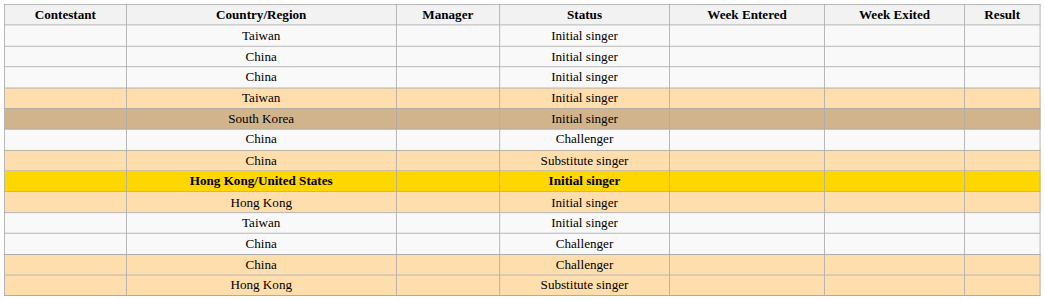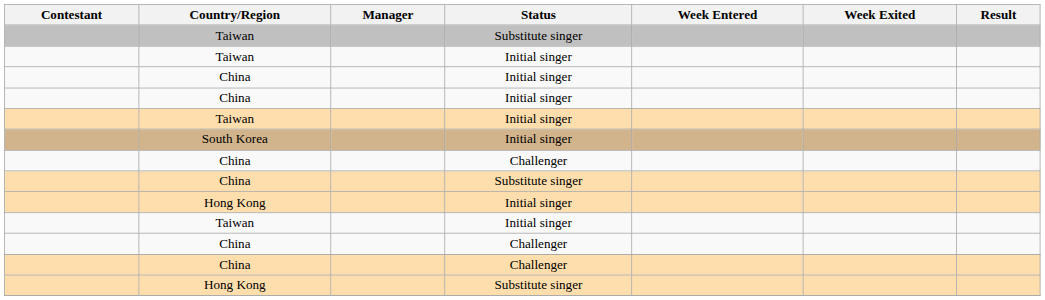+ row: (235, 35)
- row: (261, 181)
